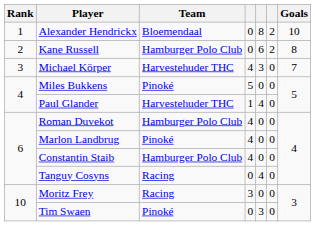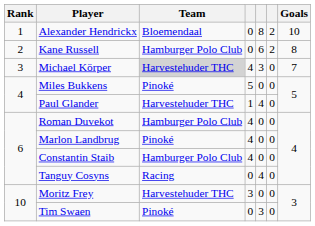(188, 67) no background -> (188, 67) lightgrey background
(158, 193) Racing -> (188, 193) Harvestehuder THC
